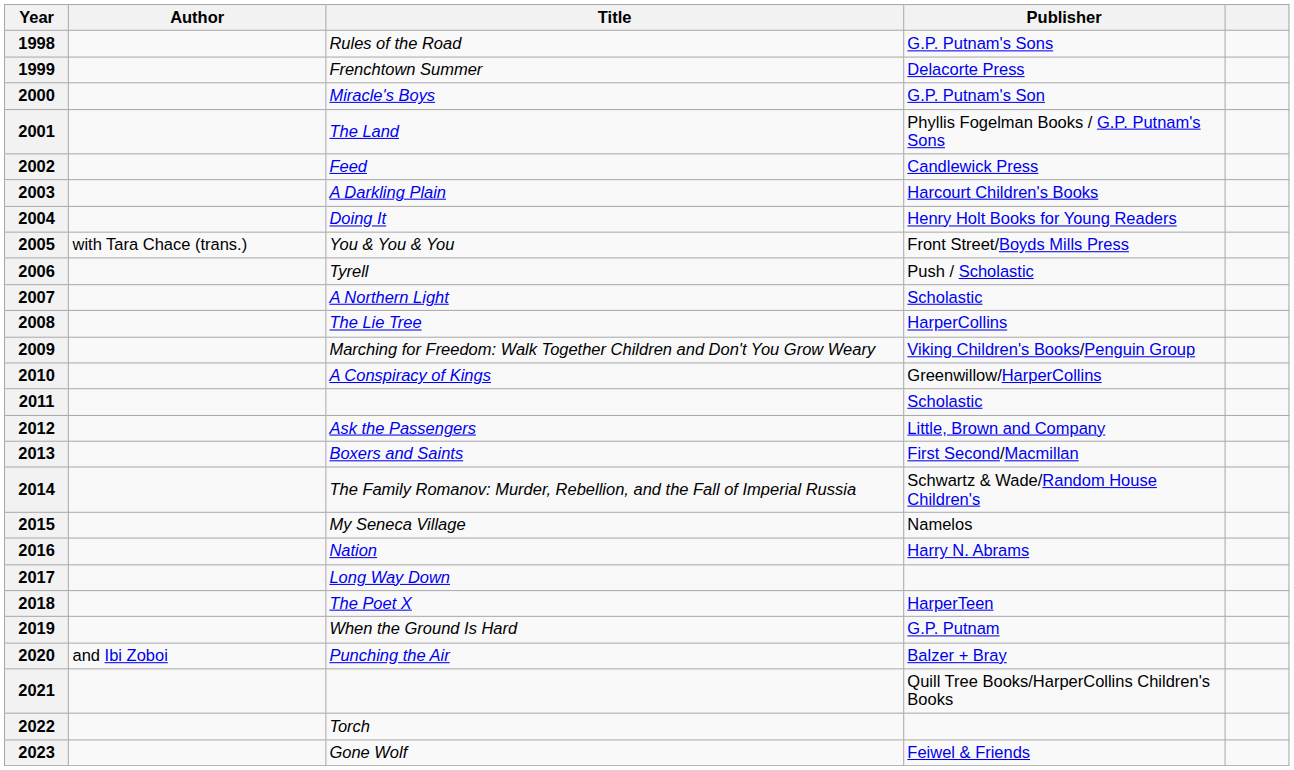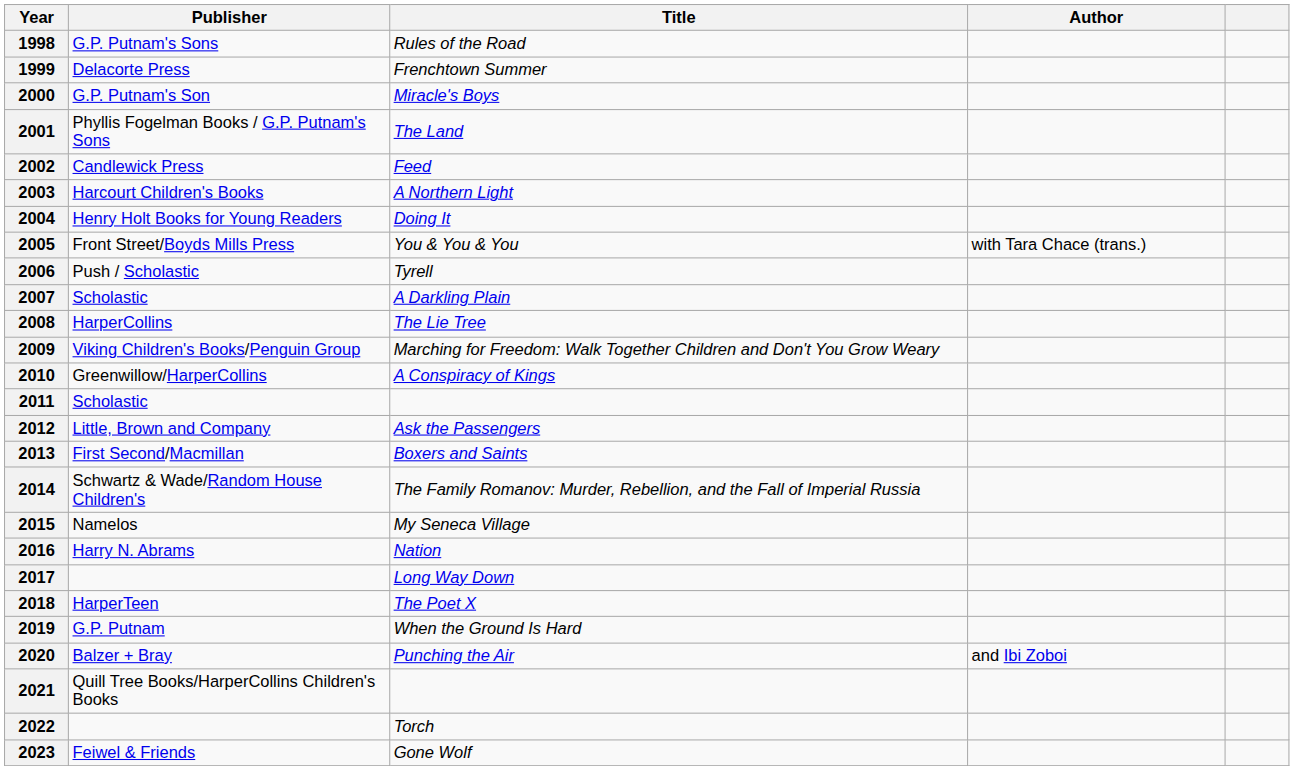columns swapped: (197, 17) <-> (1064, 17)
(388, 192) A Darkling Plain -> (453, 192) A Northern Light
(389, 297) A Northern Light -> (452, 297) A Darkling Plain
